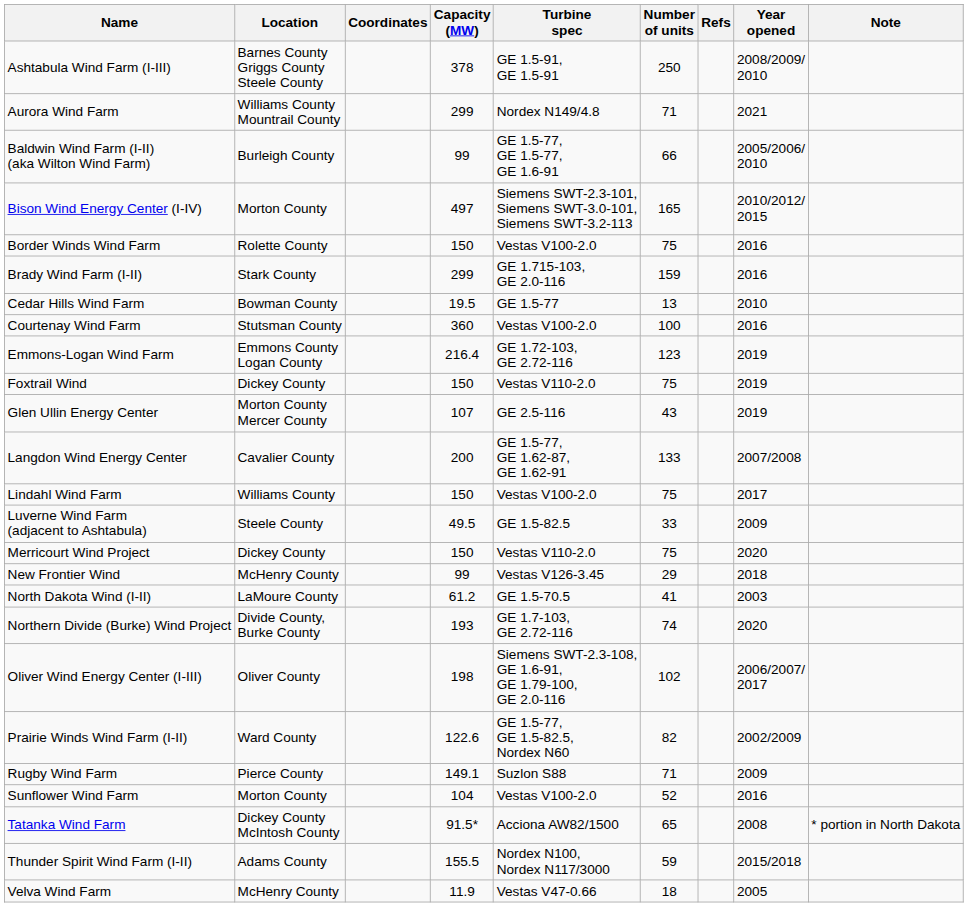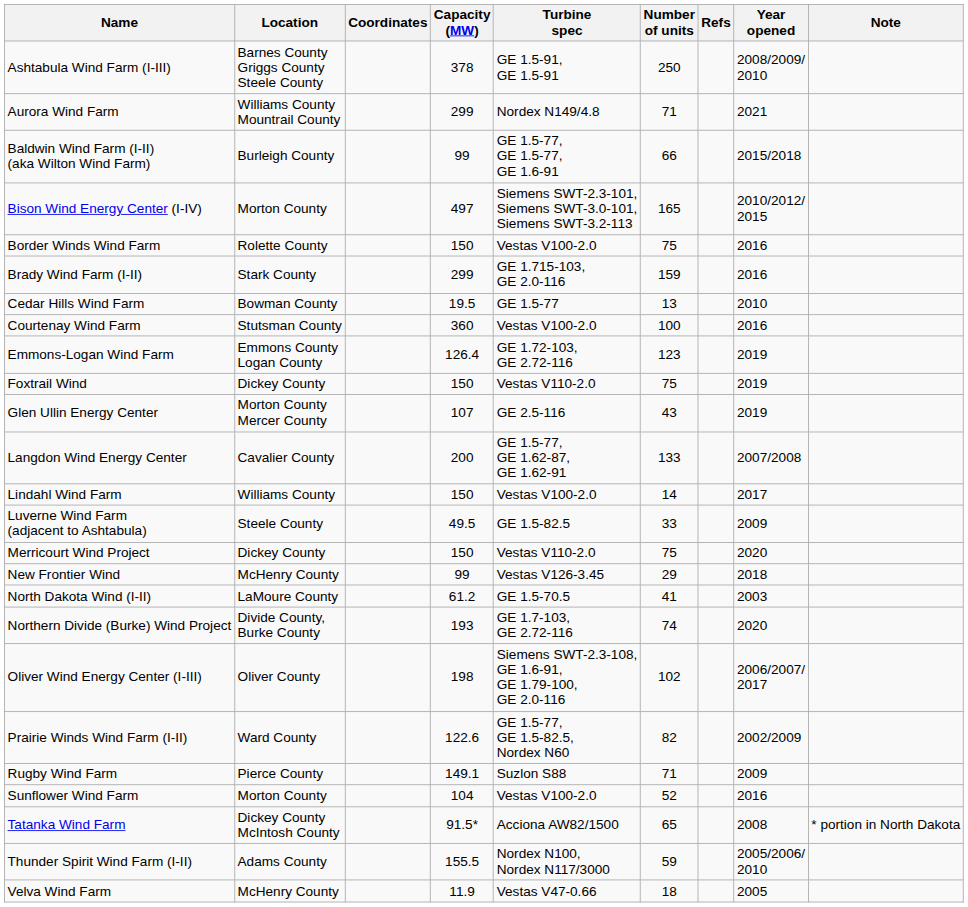(771, 156) 2005/2006/ 2010 -> (769, 156) 2015/2018
(462, 354) 216.4 -> (462, 354) 126.4
(669, 494) 75 -> (669, 494) 14
(769, 861) 2015/2018 -> (771, 861) 2005/2006/ 2010
